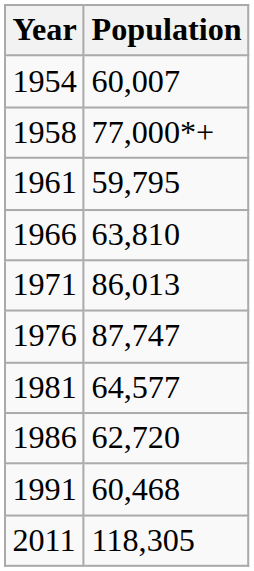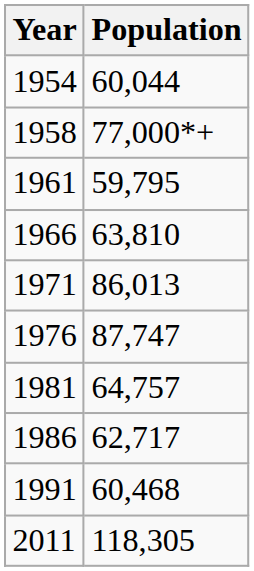(136, 81) 60,007 -> (136, 81) 60,044
(136, 387) 64,577 -> (136, 387) 64,757
(136, 438) 62,720 -> (136, 438) 62,717
